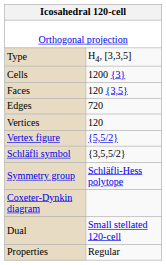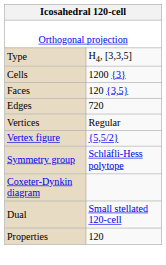(96, 122) 120 -> (104, 122) Regular
- row: (39, 154)
(104, 252) Regular -> (96, 236) 120
